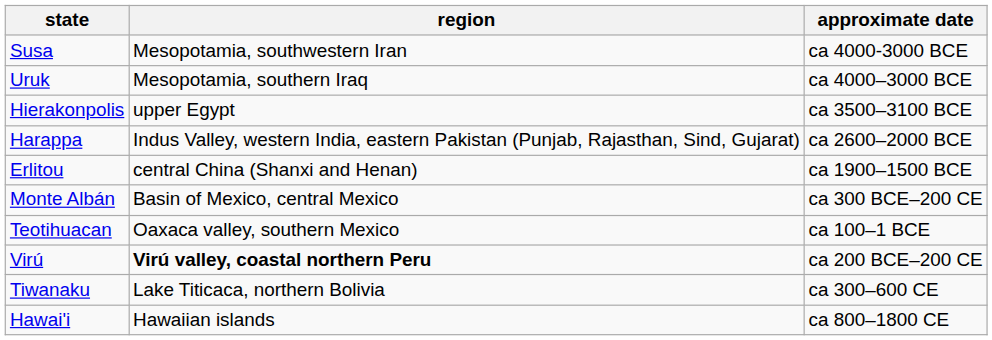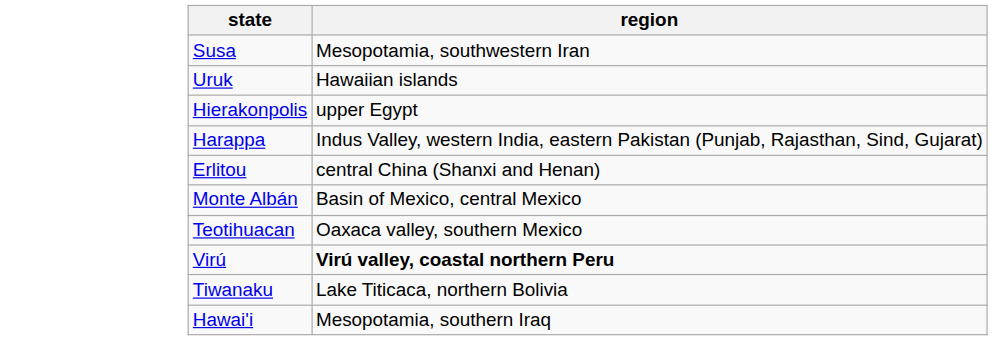- column: (896, 20)
(251, 80) Mesopotamia, southern Iraq -> (387, 80) Hawaiian islands
(204, 319) Hawaiian islands -> (433, 319) Mesopotamia, southern Iraq
